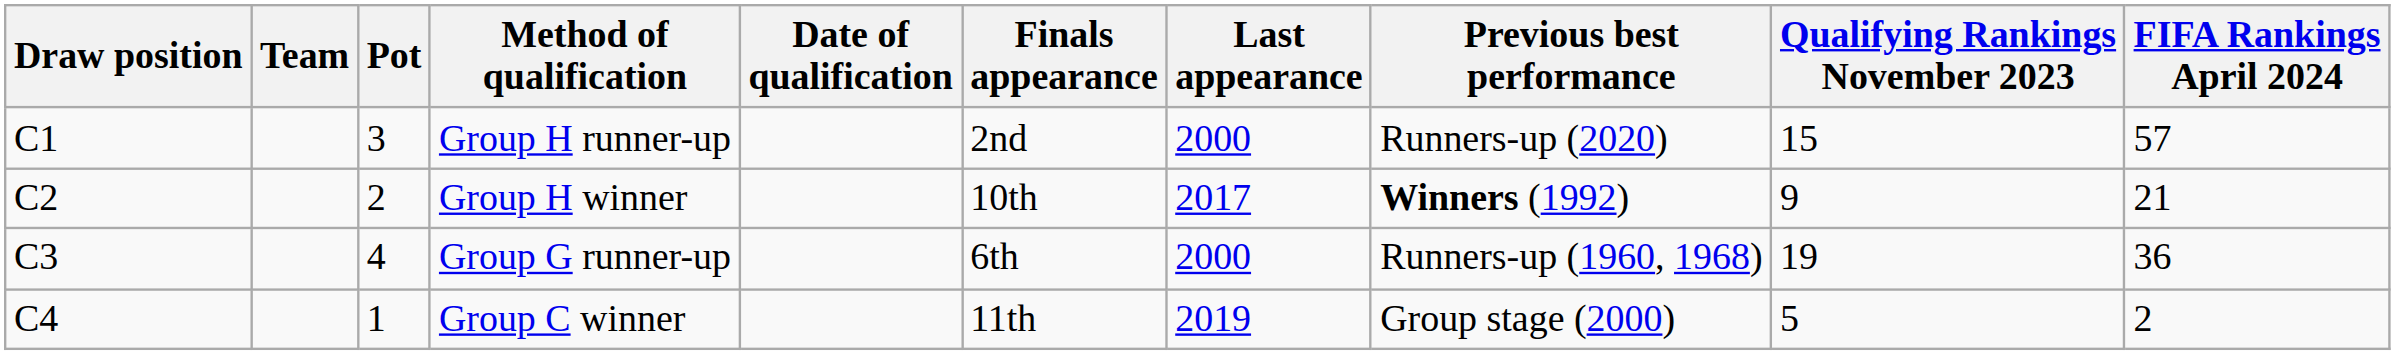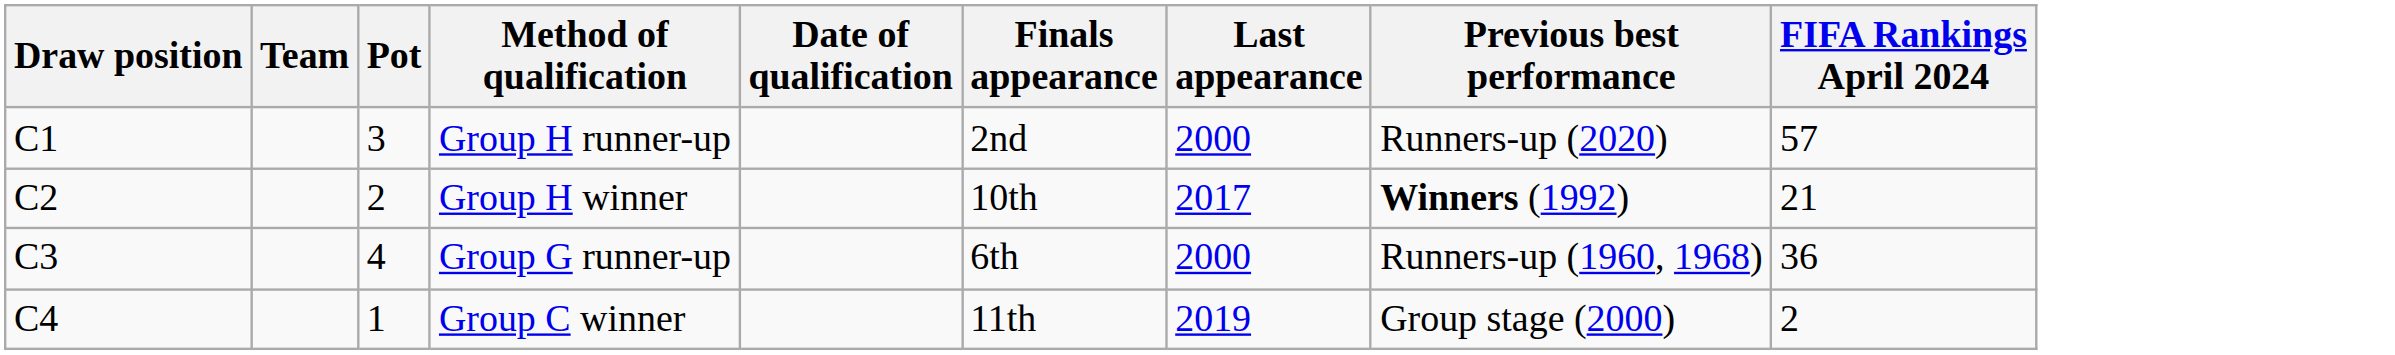- column: (1948, 55)
